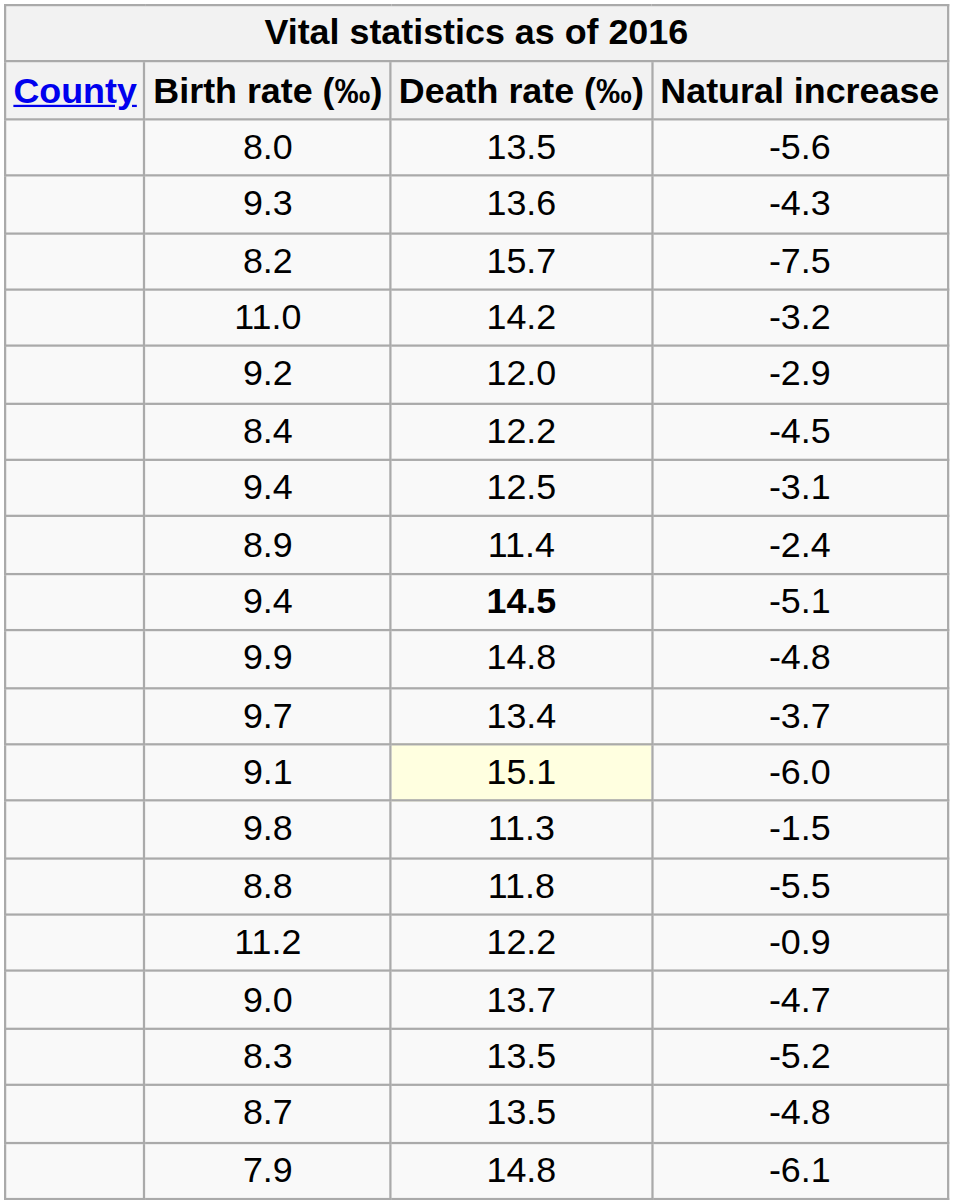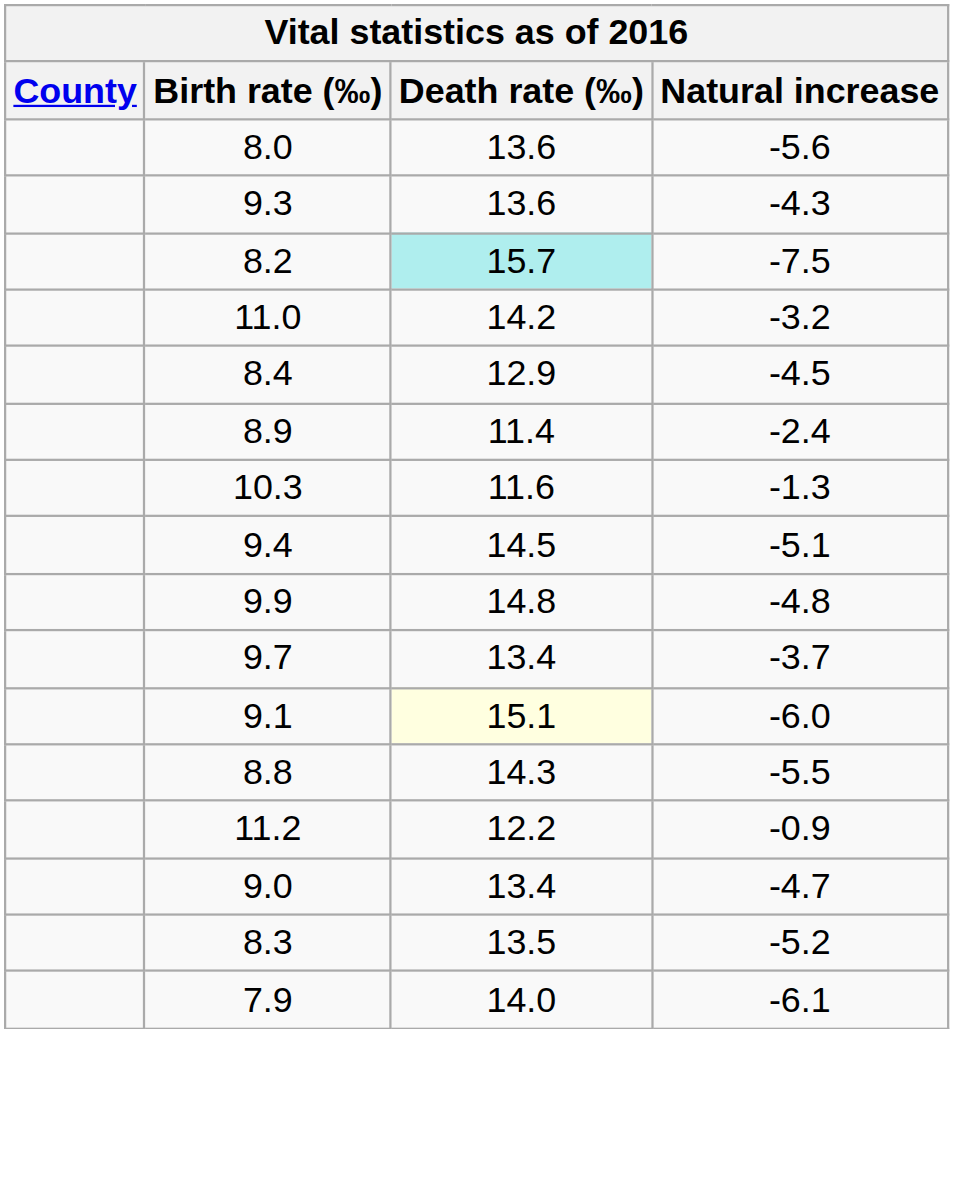(521, 146) 13.5 -> (521, 146) 13.6
(521, 260) no background -> (521, 260) paleturquoise background
- row: (268, 373)
(521, 430) 12.2 -> (521, 373) 12.9
- row: (268, 487)
+ row: (268, 487)
(521, 601) bold -> (521, 544) normal
- row: (268, 828)
(521, 885) 11.8 -> (521, 771) 14.3
(521, 999) 13.7 -> (521, 885) 13.4
- row: (268, 1112)
(521, 1169) 14.8 -> (521, 999) 14.0
